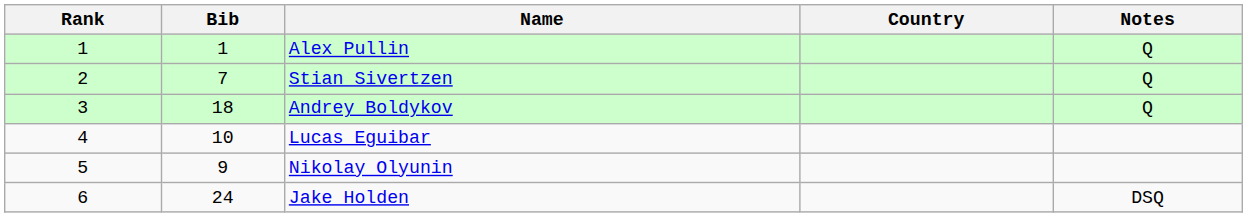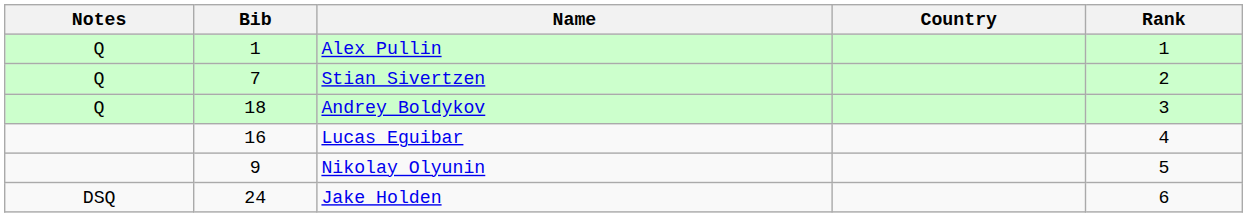columns swapped: (83, 20) <-> (1148, 20)
(223, 138) 10 -> (255, 138) 16
